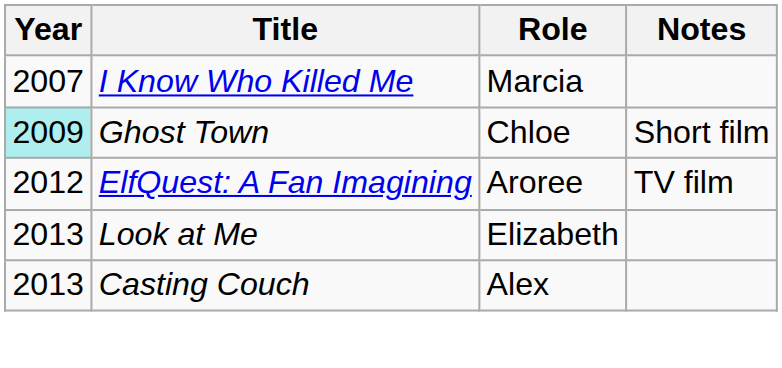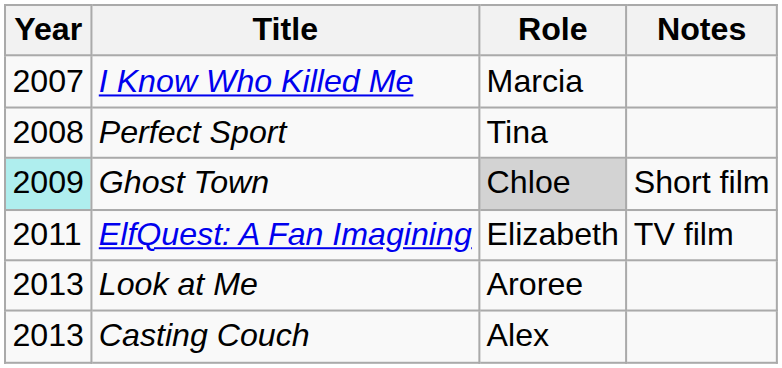+ row: (193, 132)
(529, 132) no background -> (529, 183) lightgrey background
(48, 183) 2012 -> (47, 234) 2011
(535, 183) Aroree -> (553, 234) Elizabeth
(553, 234) Elizabeth -> (535, 285) Aroree
